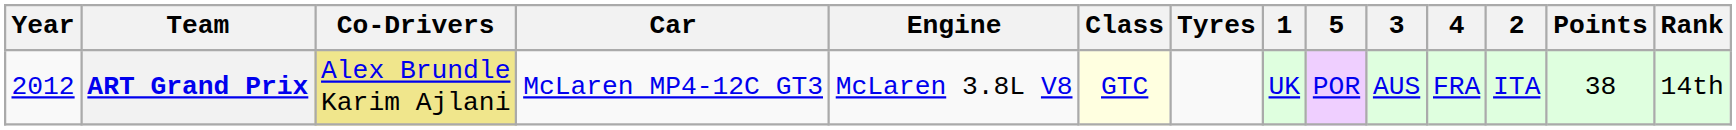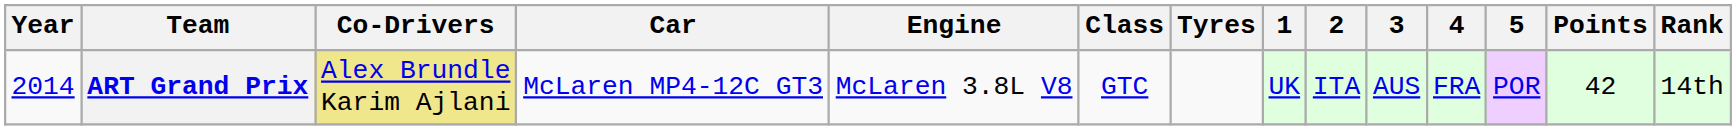columns swapped: (1517, 27) <-> (1337, 27)
(43, 87) 2012 -> (43, 87) 2014
(1125, 87) lightyellow background -> (1125, 87) no background
(1601, 87) 38 -> (1601, 87) 42
